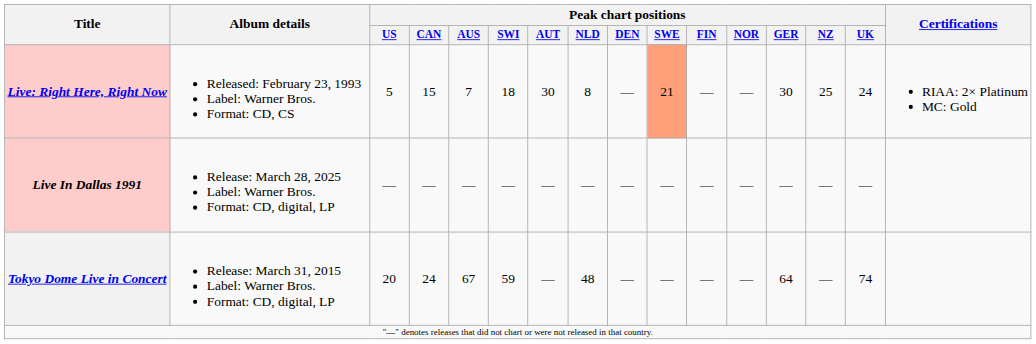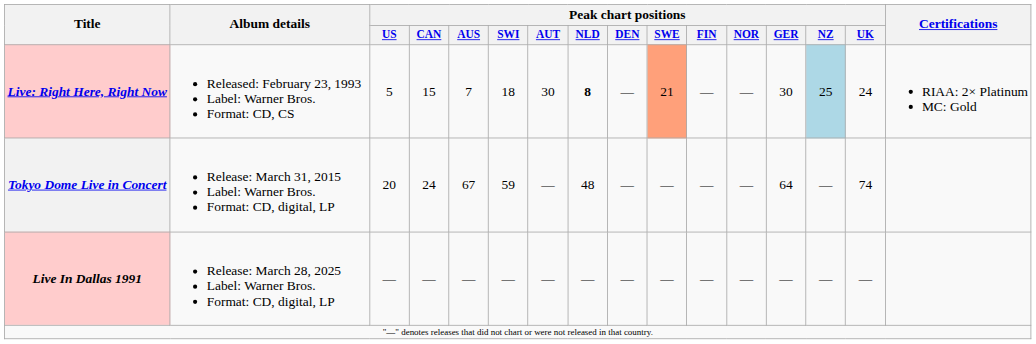(588, 91) normal -> (588, 91) bold
(826, 91) no background -> (826, 91) lightblue background
rows swapped: (87, 278) <-> (87, 184)
